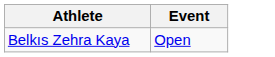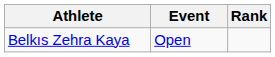+ column: (249, 16)
